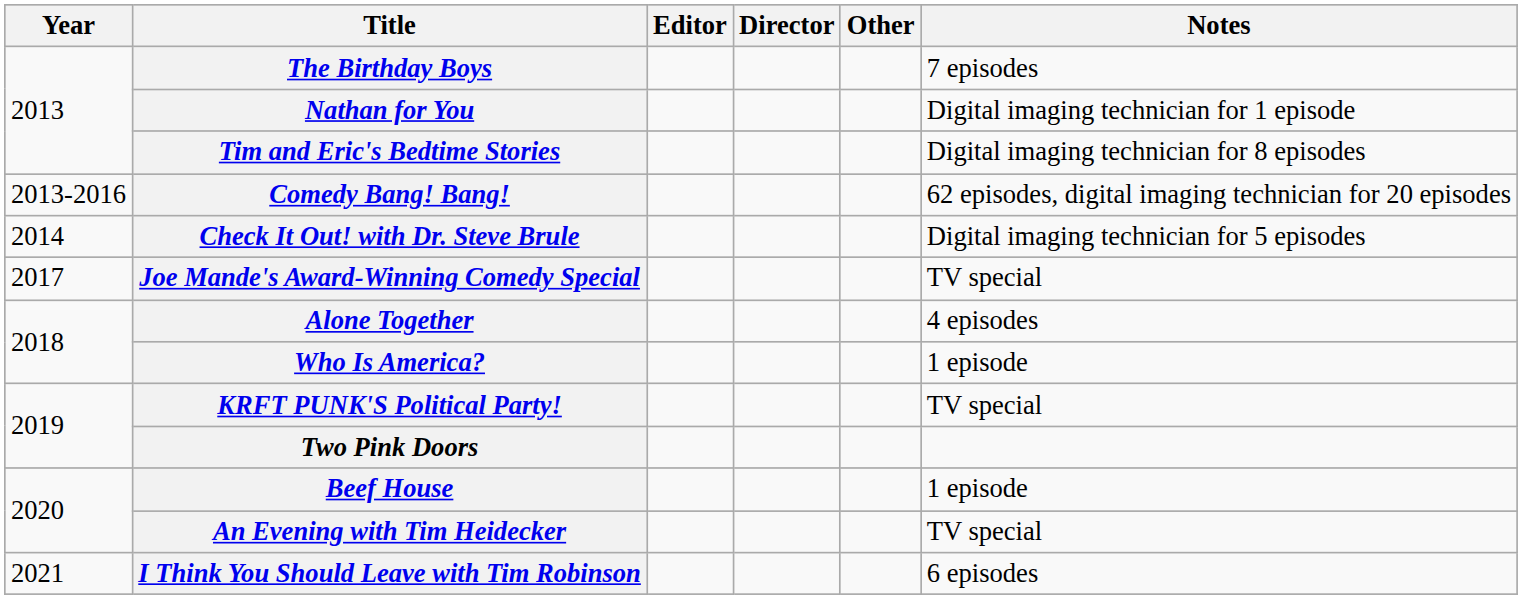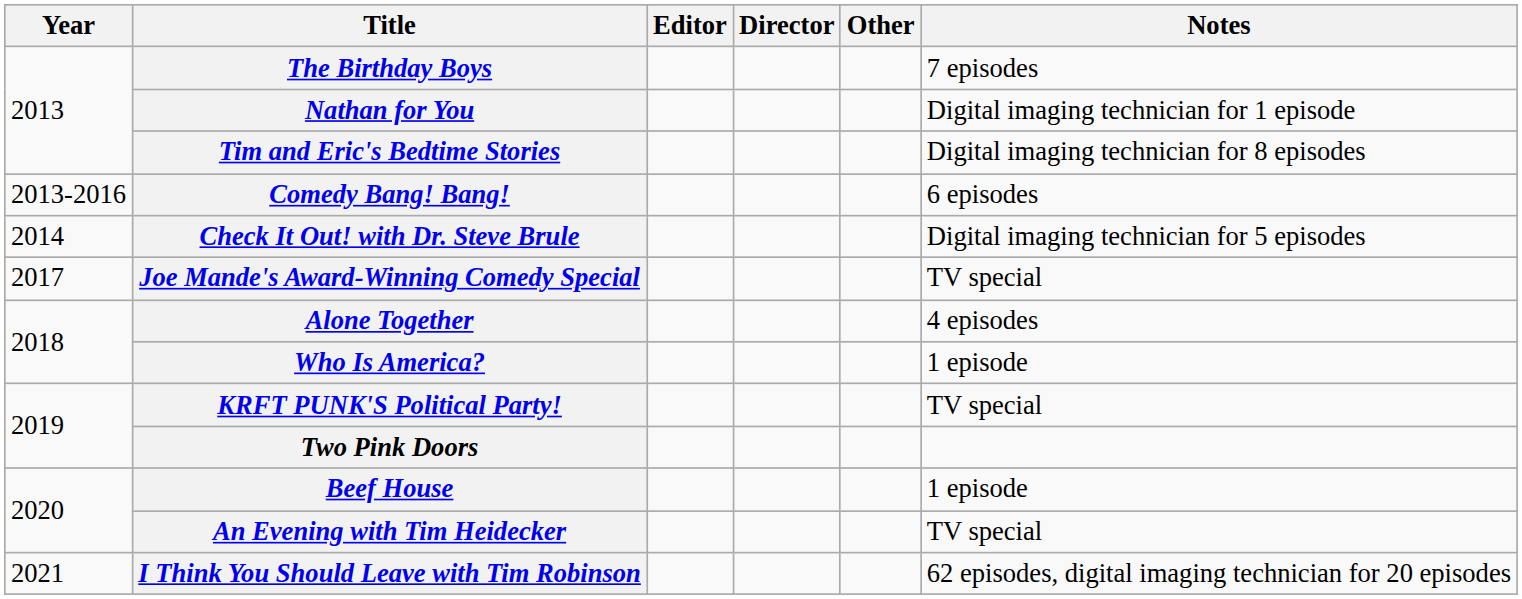(1219, 194) 62 episodes, digital imaging technician for 20 episodes -> (983, 194) 6 episodes
(983, 573) 6 episodes -> (1219, 573) 62 episodes, digital imaging technician for 20 episodes
